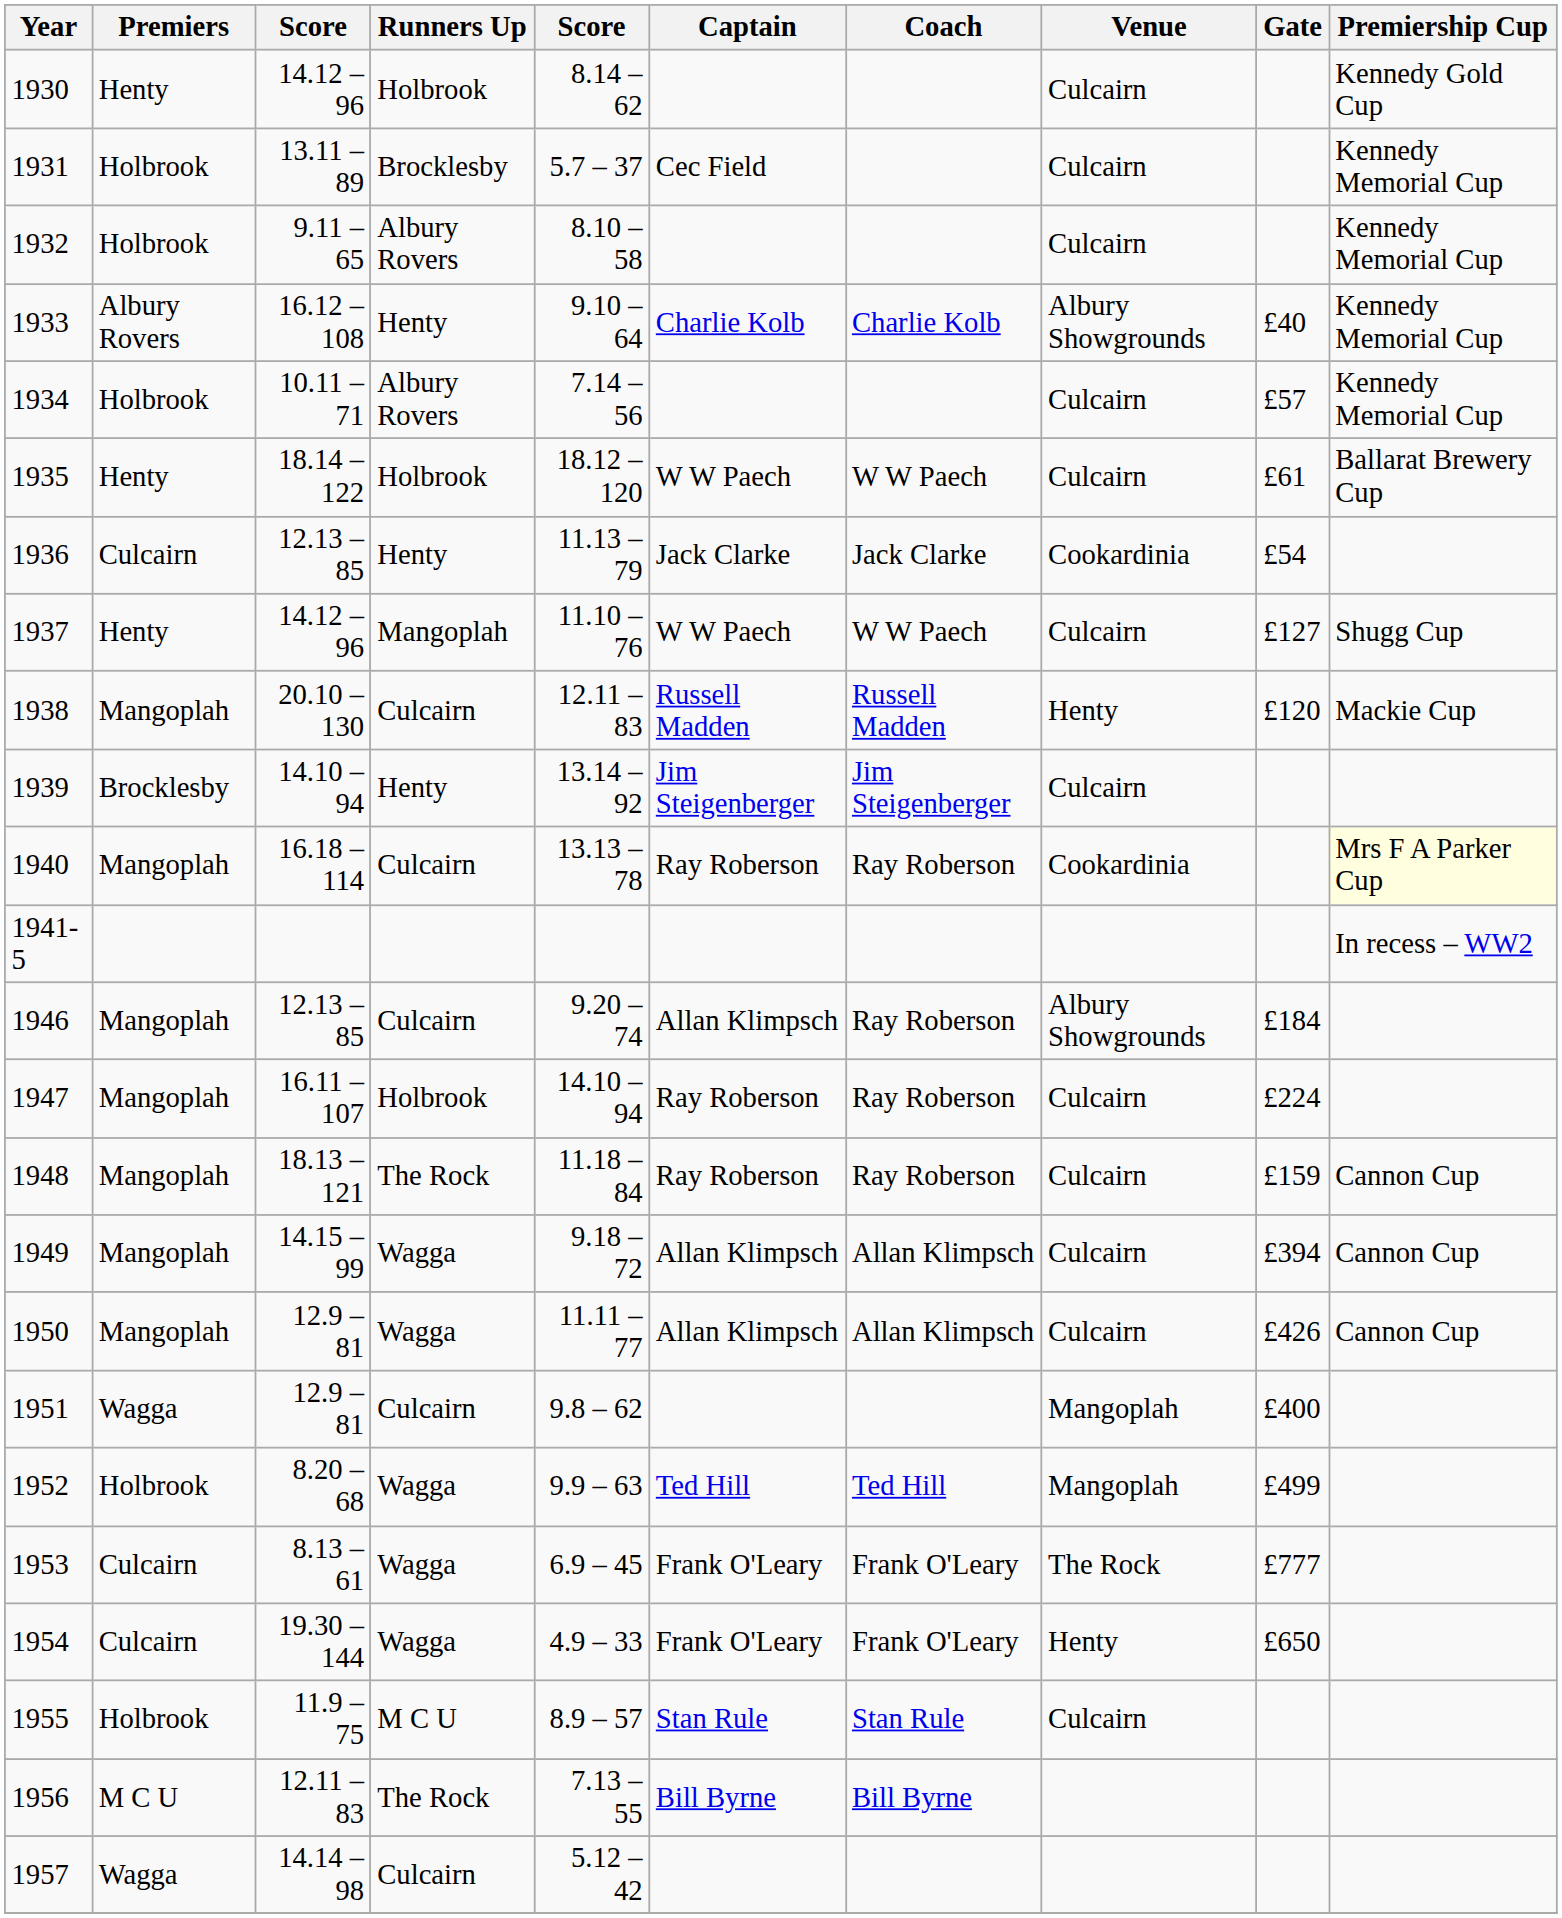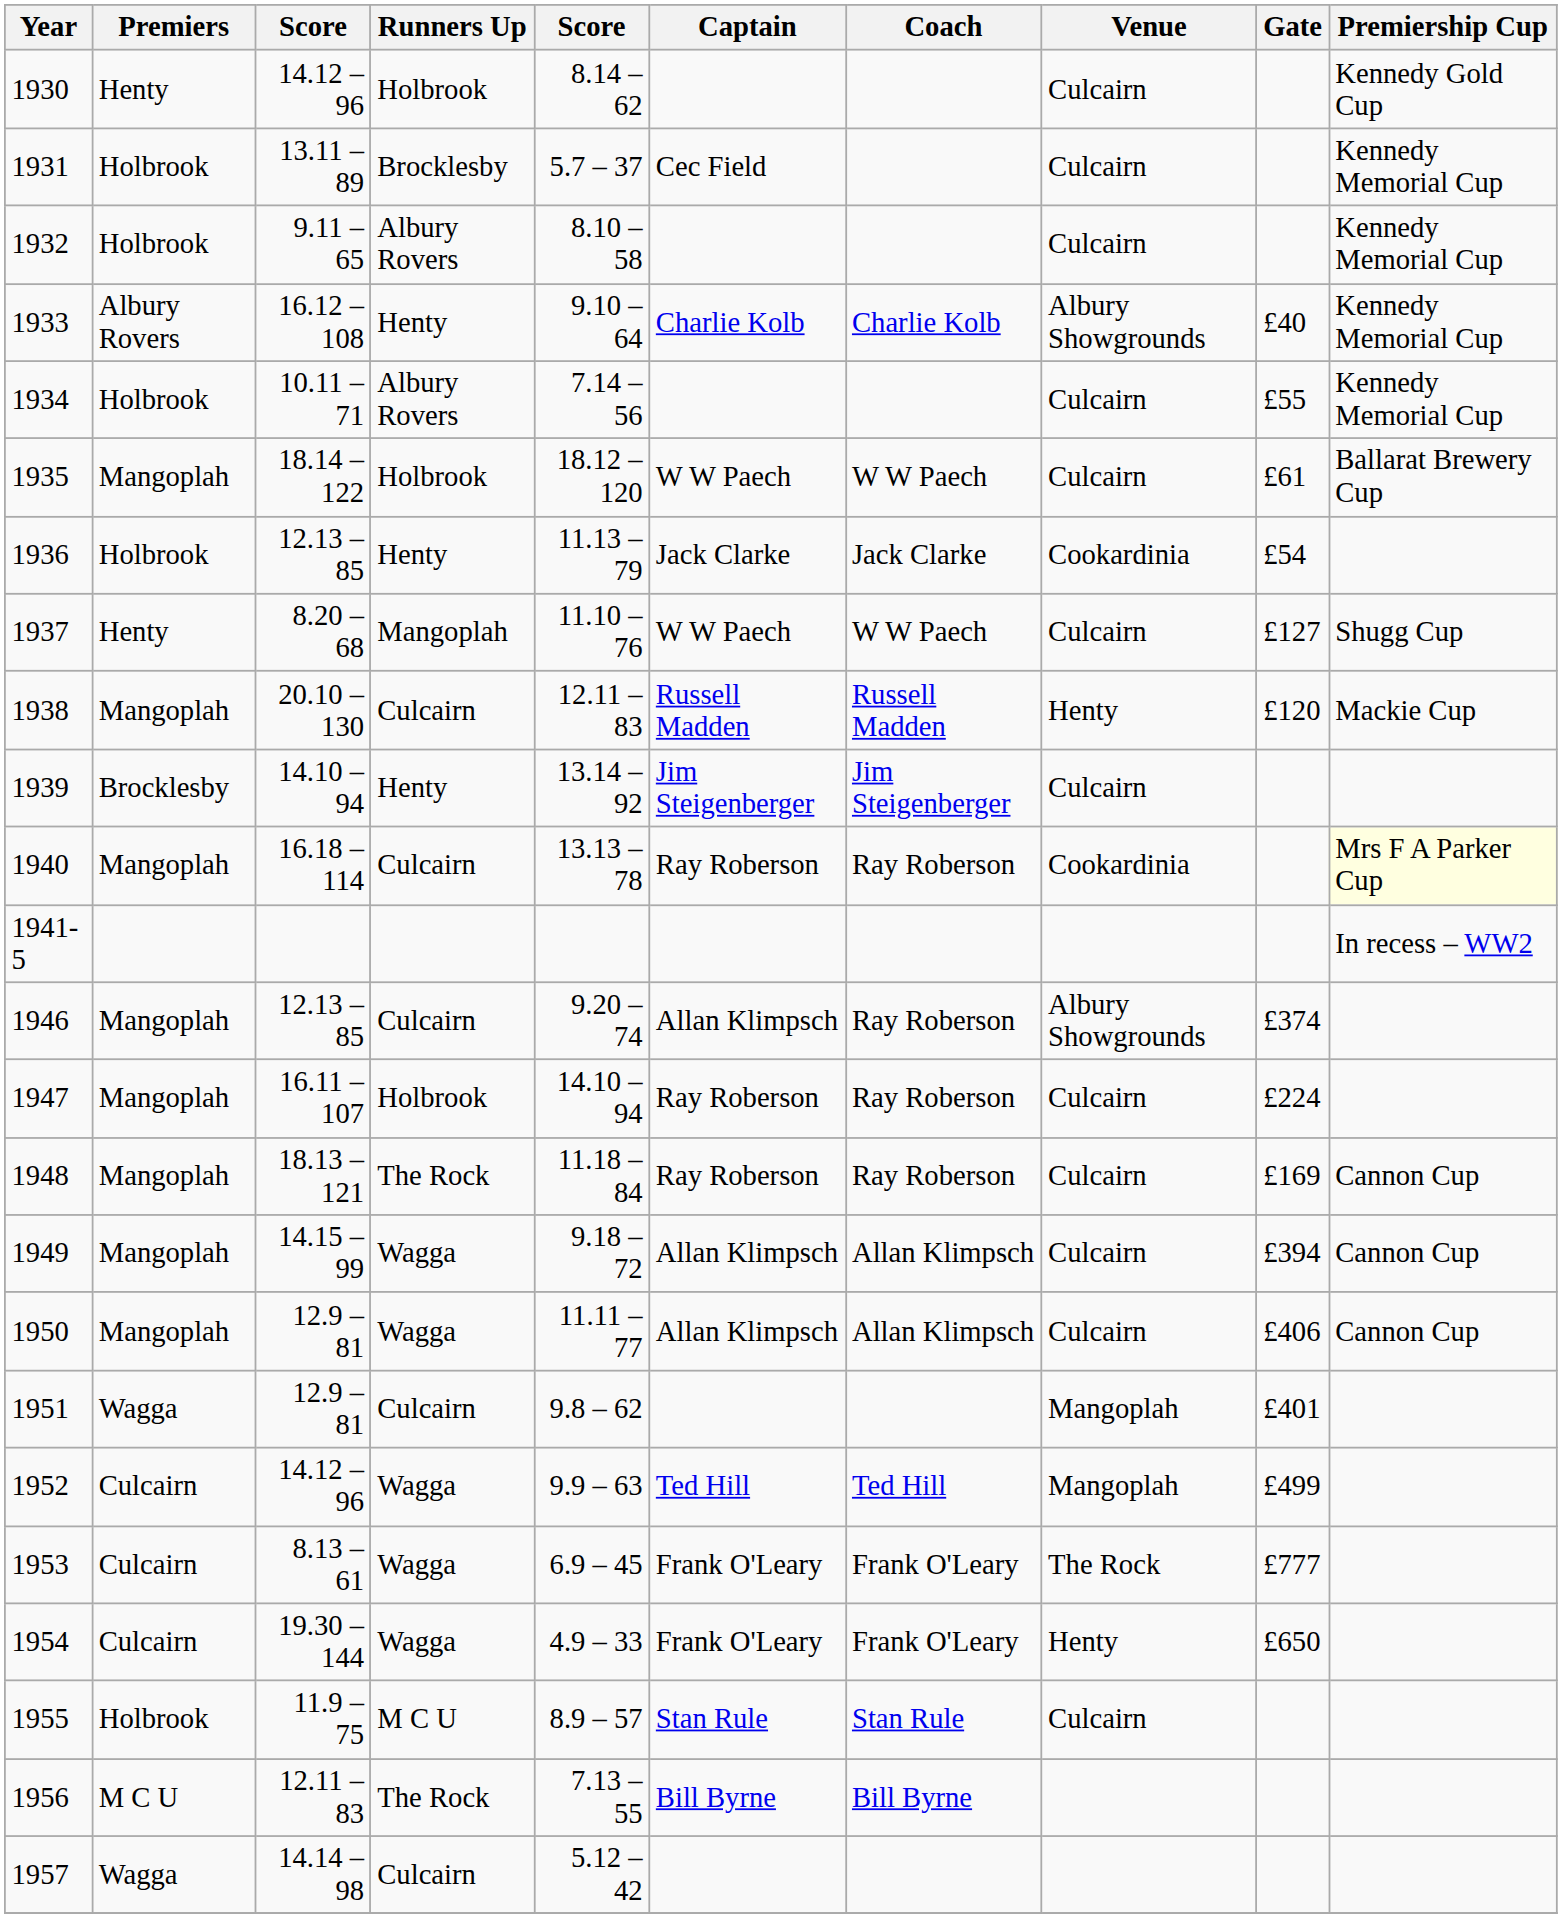(1285, 399) £57 -> (1285, 399) £55
(134, 476) Henty -> (164, 476) Mangoplah
(148, 554) Culcairn -> (154, 554) Holbrook
(321, 632) 14.12 – 96 -> (328, 632) 8.20 – 68
(1292, 1020) £184 -> (1292, 1020) £374
(1292, 1175) £159 -> (1292, 1175) £169
(1292, 1331) £426 -> (1292, 1331) £406
(1292, 1408) £400 -> (1292, 1408) £401
(154, 1486) Holbrook -> (148, 1486) Culcairn
(328, 1486) 8.20 – 68 -> (321, 1486) 14.12 – 96
